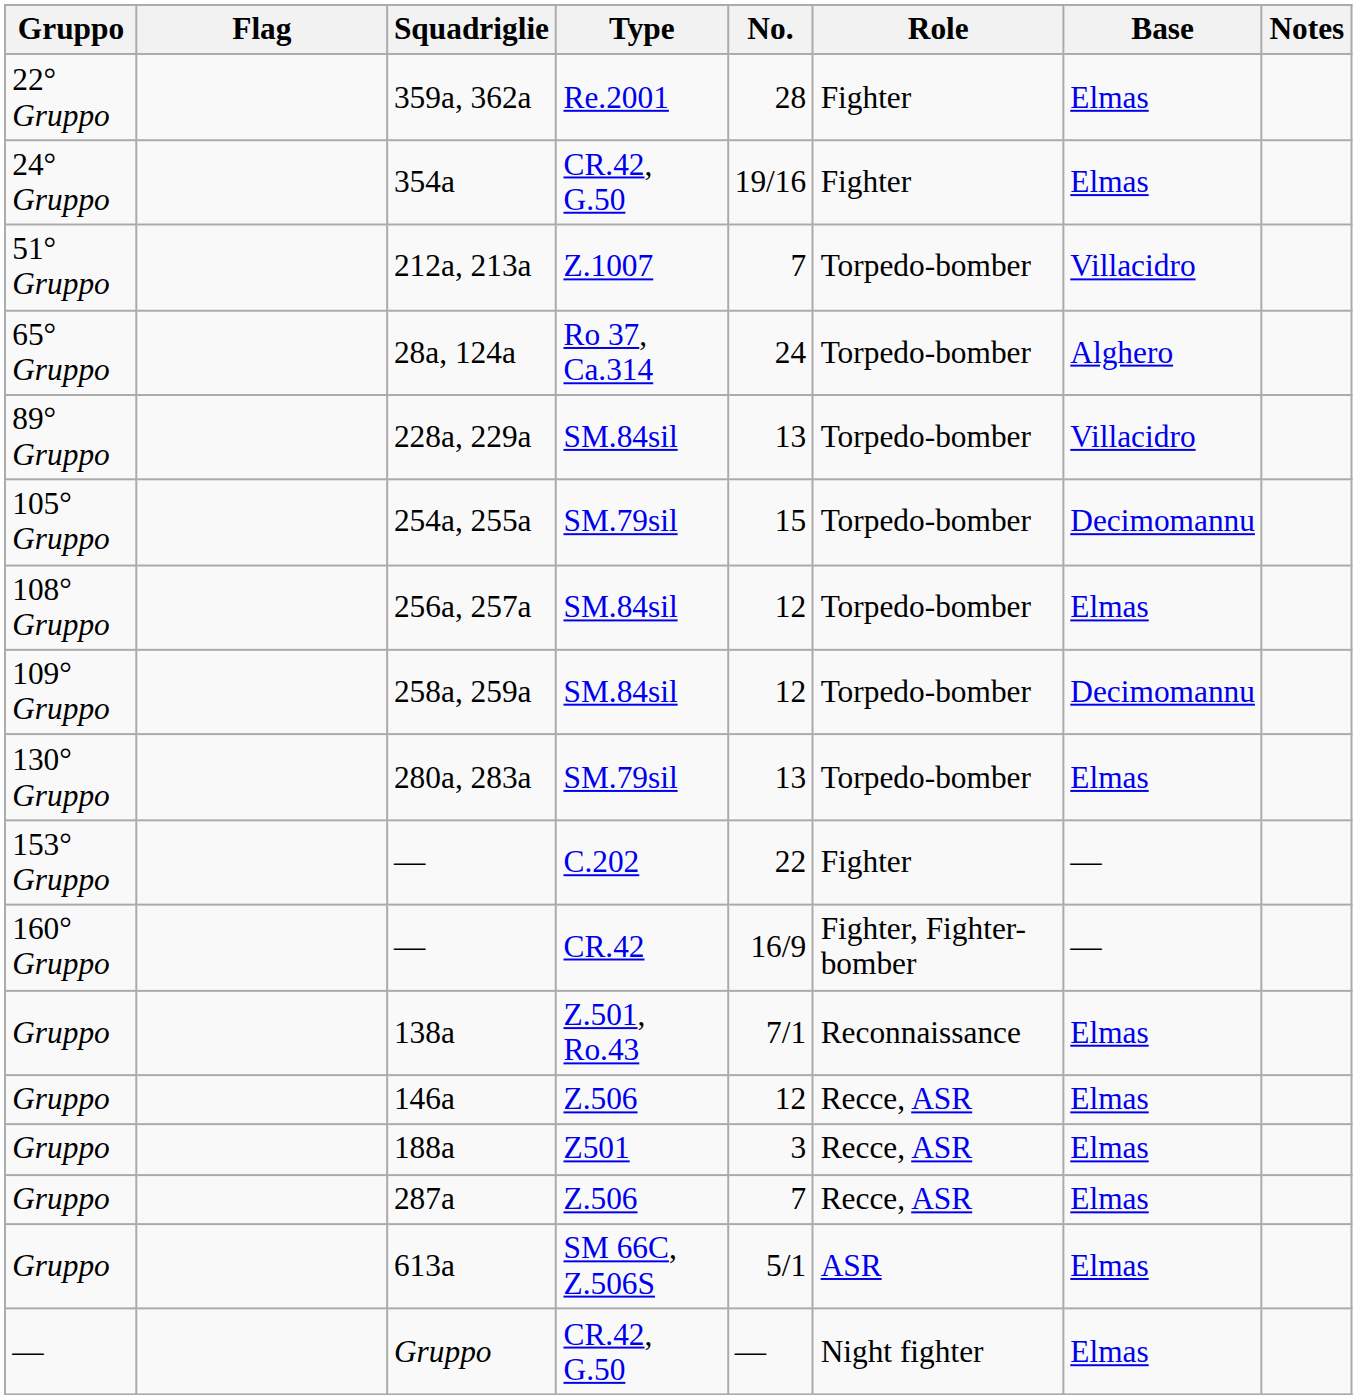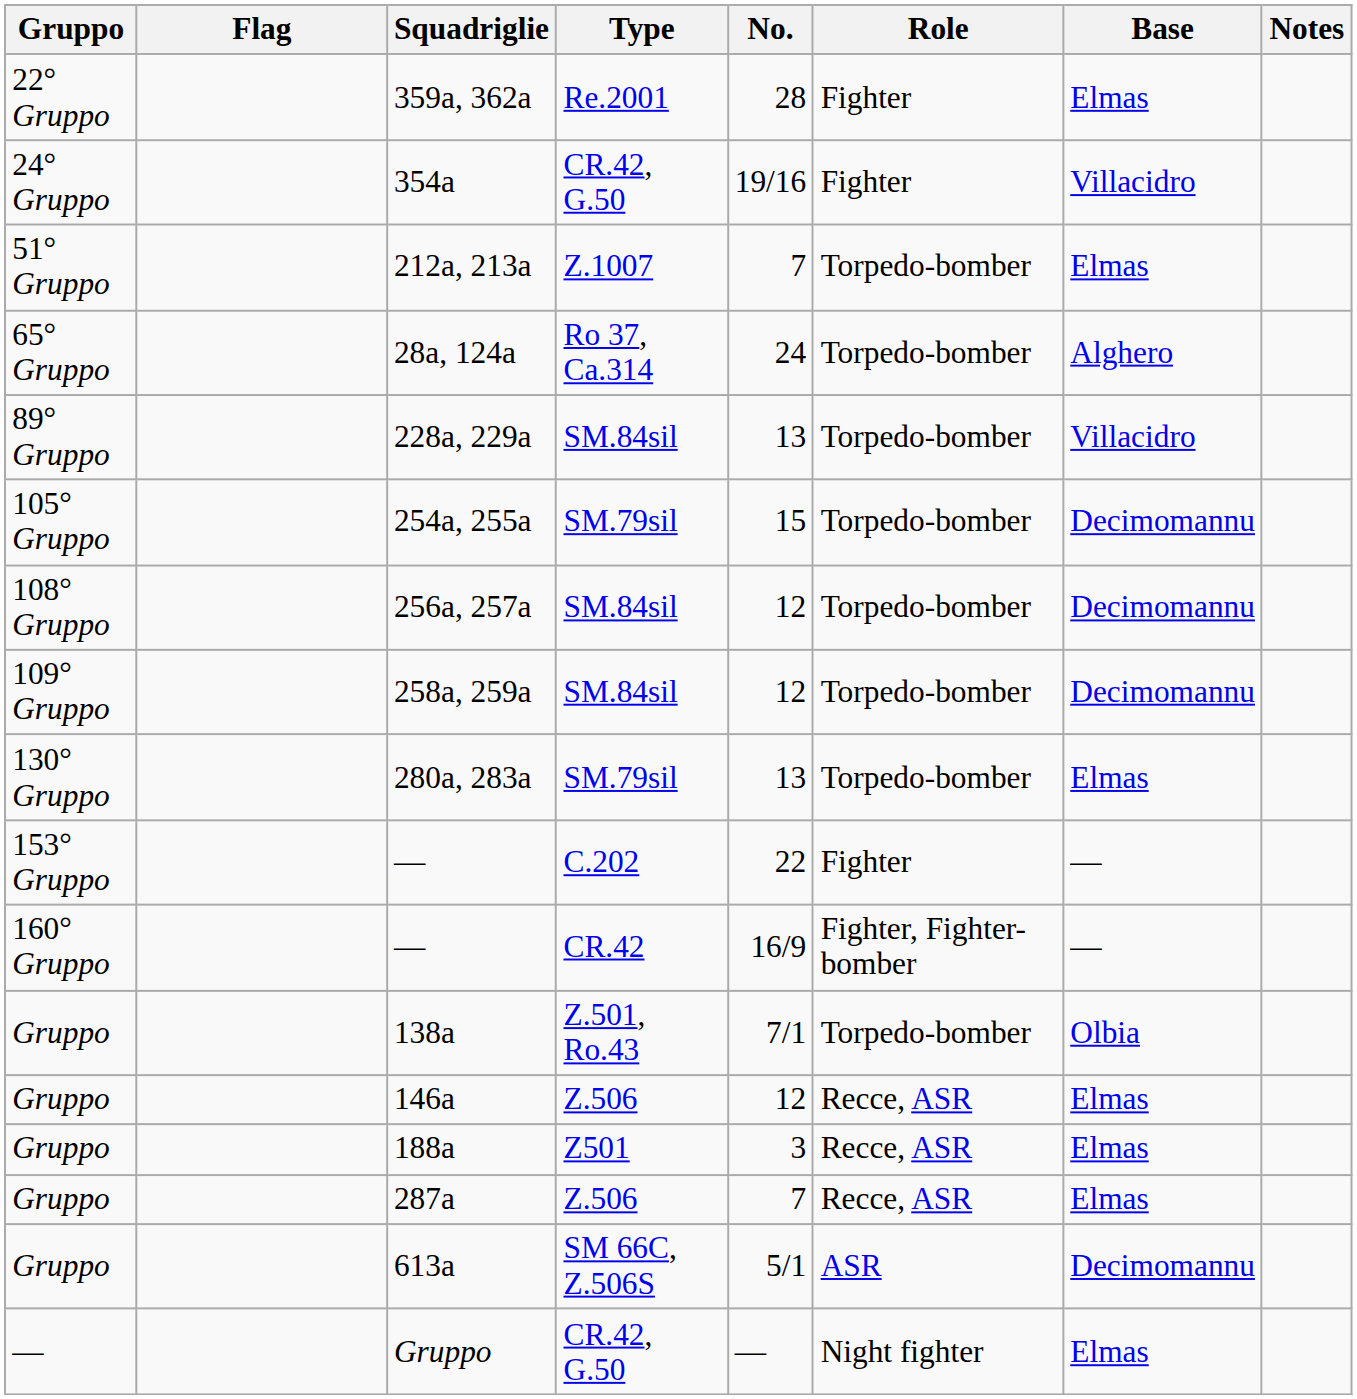(1110, 181) Elmas -> (1133, 181) Villacidro
(1133, 266) Villacidro -> (1110, 266) Elmas
(1110, 606) Elmas -> (1163, 606) Decimomannu
(921, 1031) Reconnaissance -> (926, 1031) Torpedo-bomber
(1110, 1031) Elmas -> (1105, 1031) Olbia
(1110, 1266) Elmas -> (1163, 1266) Decimomannu
